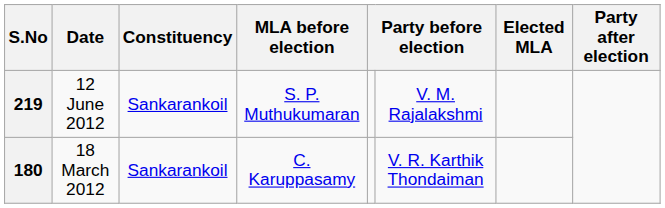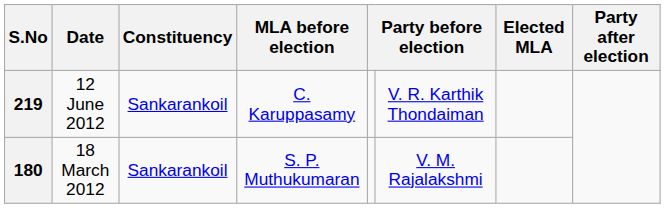(302, 103) S. P. Muthukumaran -> (302, 103) C. Karuppasamy
(436, 103) V. M. Rajalakshmi -> (436, 103) V. R. Karthik Thondaiman
(302, 170) C. Karuppasamy -> (302, 170) S. P. Muthukumaran
(436, 170) V. R. Karthik Thondaiman -> (436, 170) V. M. Rajalakshmi
